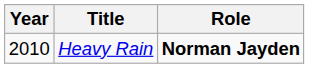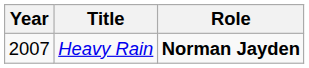(29, 48) 2010 -> (29, 48) 2007
